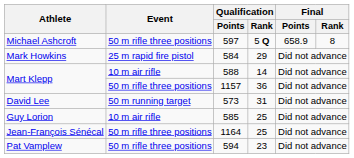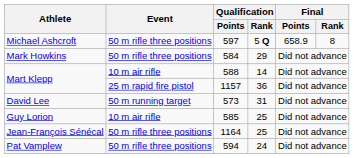(151, 56) 25 m rapid fire pistol -> (160, 56) 50 m rifle three positions
(160, 86) 50 m rifle three positions -> (151, 86) 25 m rapid fire pistol
(262, 147) 23 -> (262, 147) 24
